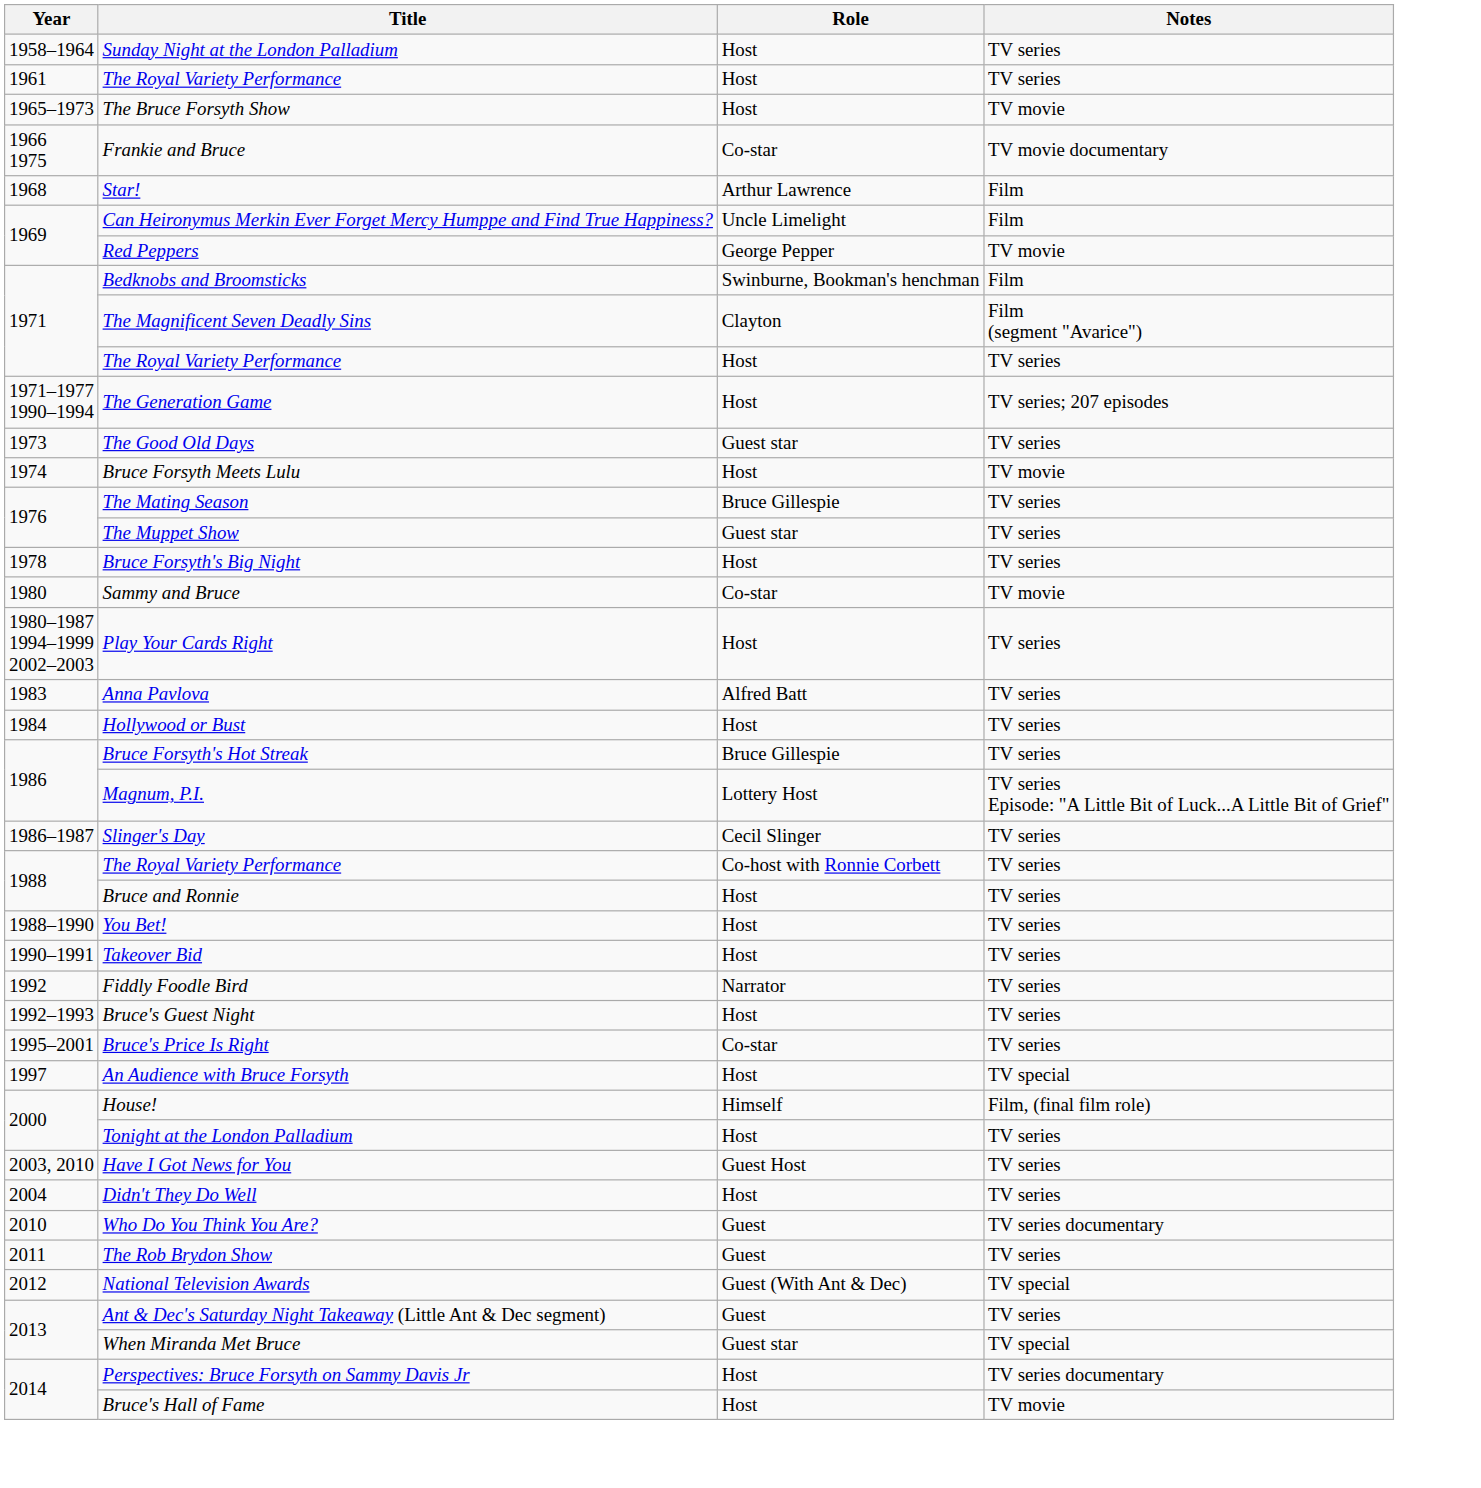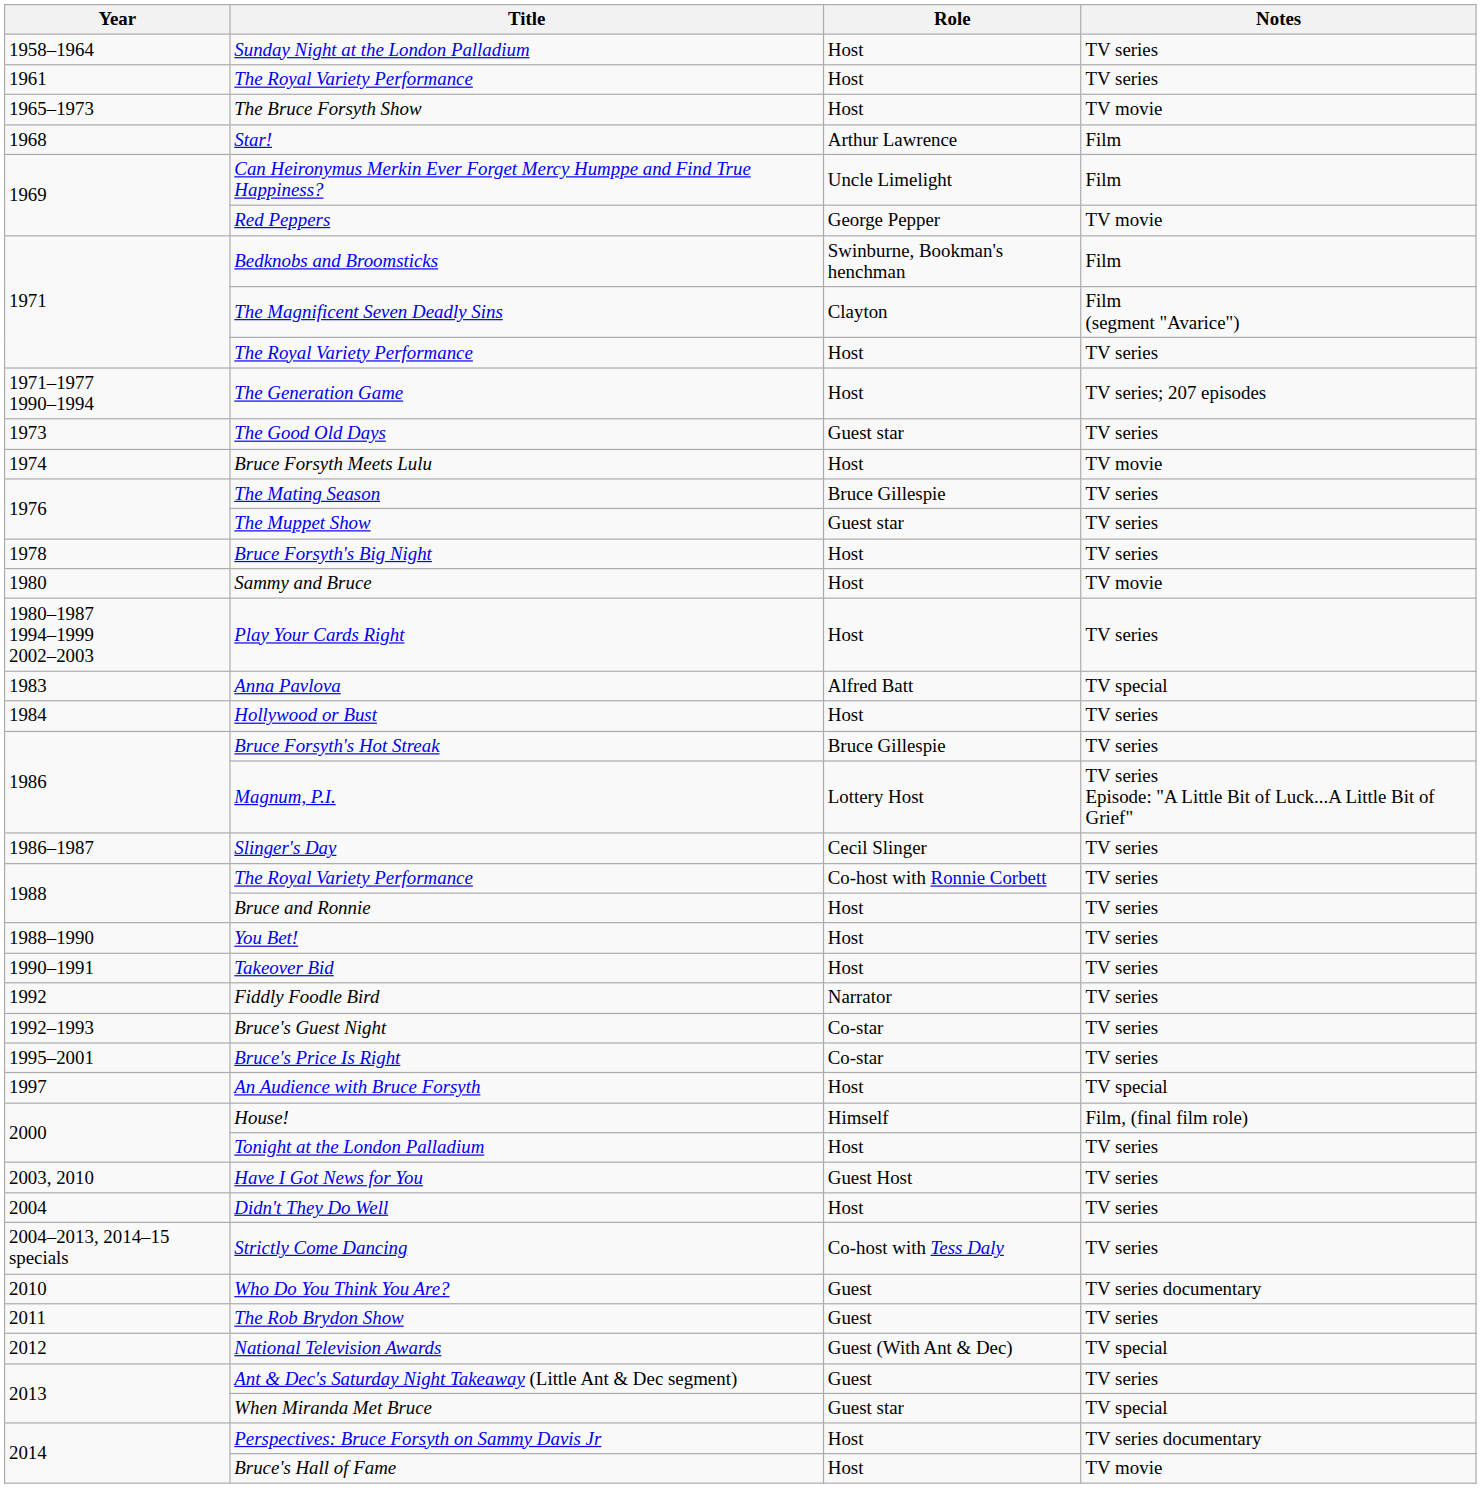- row: (28, 149)
(749, 592) Co-star -> (846, 583) Host
(1024, 694) TV series -> (1127, 685) TV special
(739, 1015) Host -> (856, 1027) Co-star
+ row: (89, 1247)
